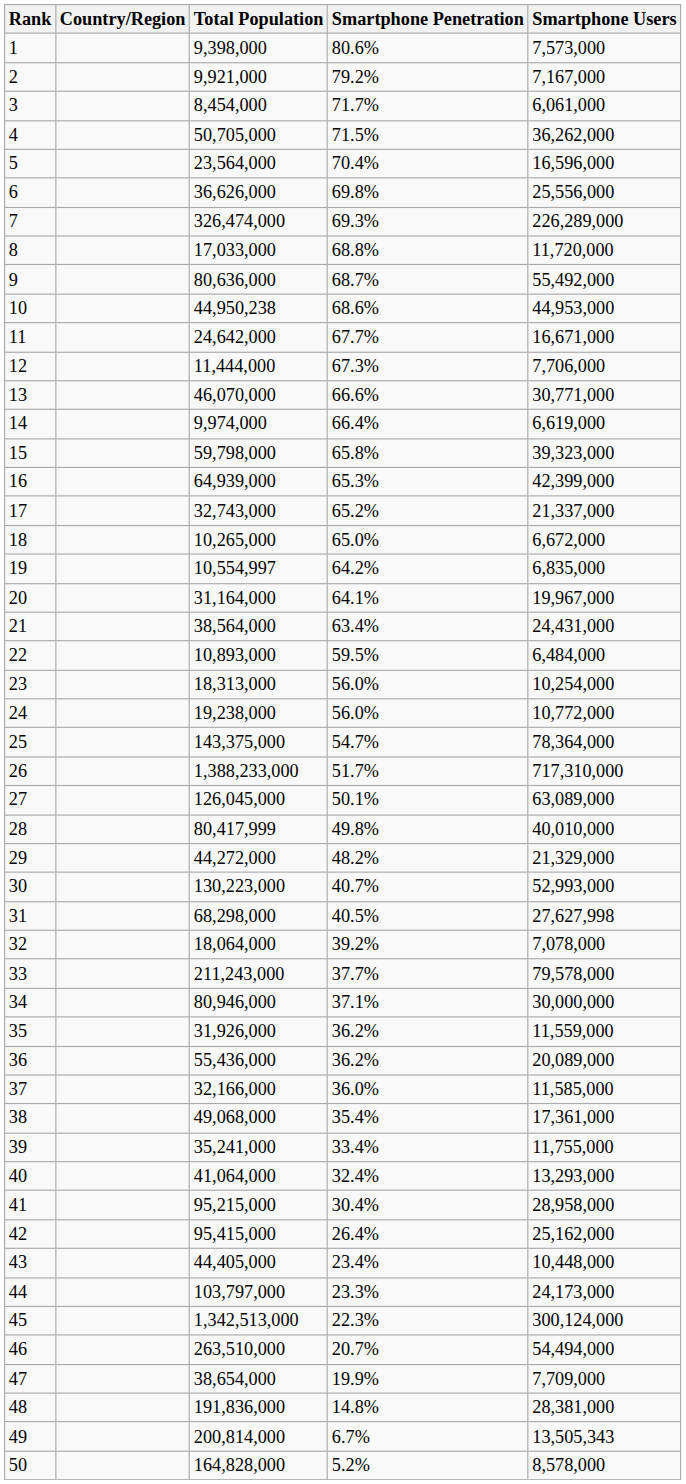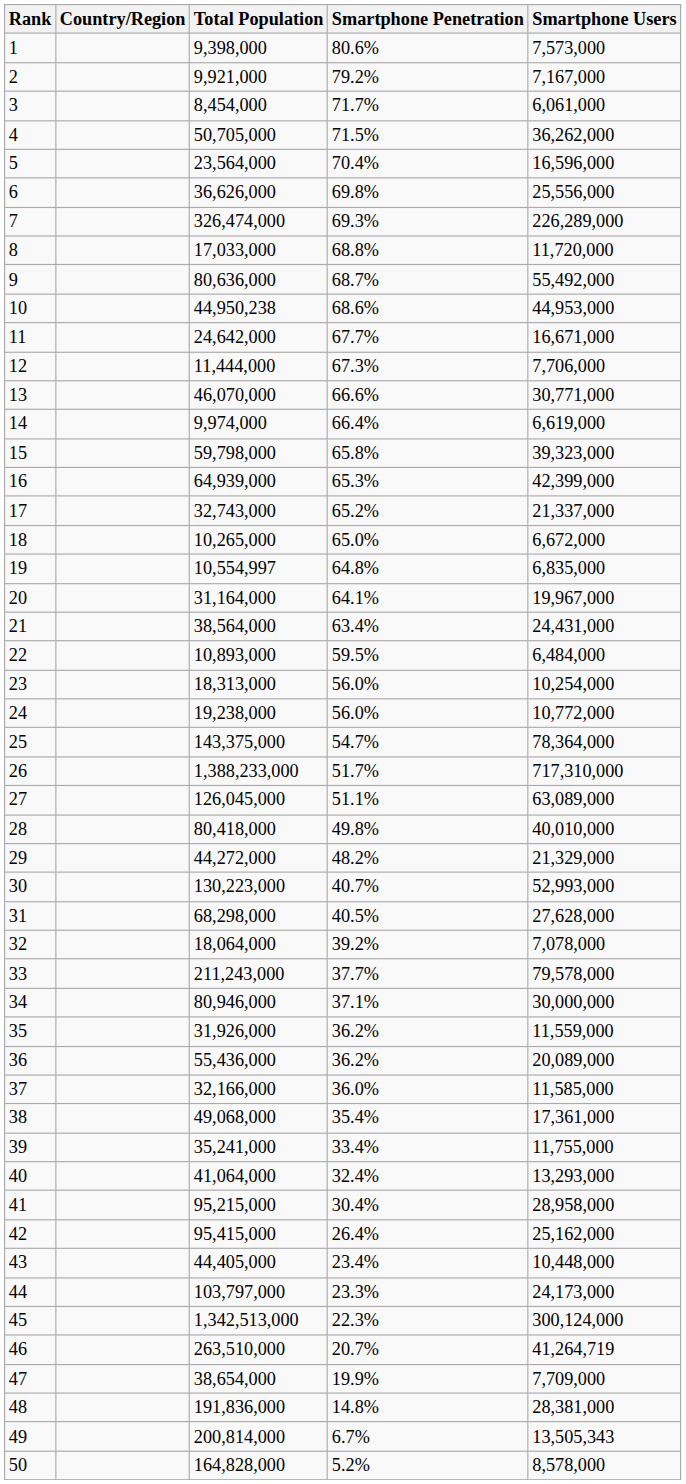(355, 568) 64.2% -> (355, 568) 64.8%
(355, 800) 50.1% -> (355, 800) 51.1%
(235, 828) 80,417,999 -> (235, 828) 80,418,000
(573, 915) 27,627,998 -> (573, 915) 27,628,000
(573, 1349) 54,494,000 -> (573, 1349) 41,264,719
